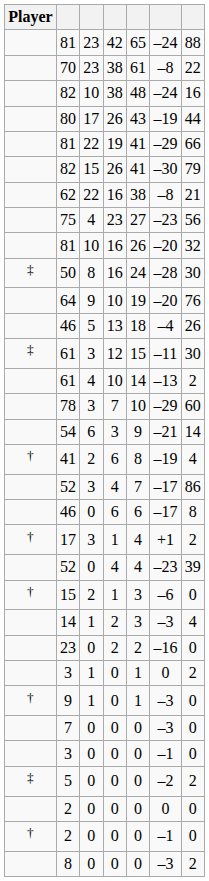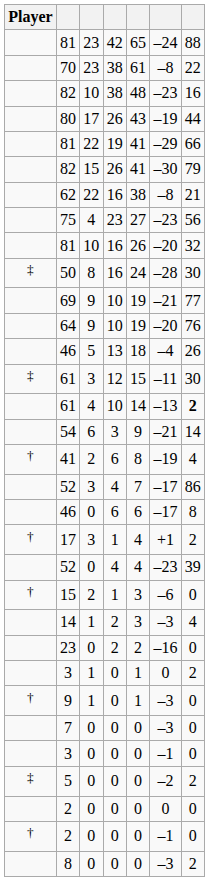(165, 93) –24 -> (165, 93) –23
+ row: (68, 300)
(193, 381) normal -> (193, 406) bold
- row: (68, 406)
